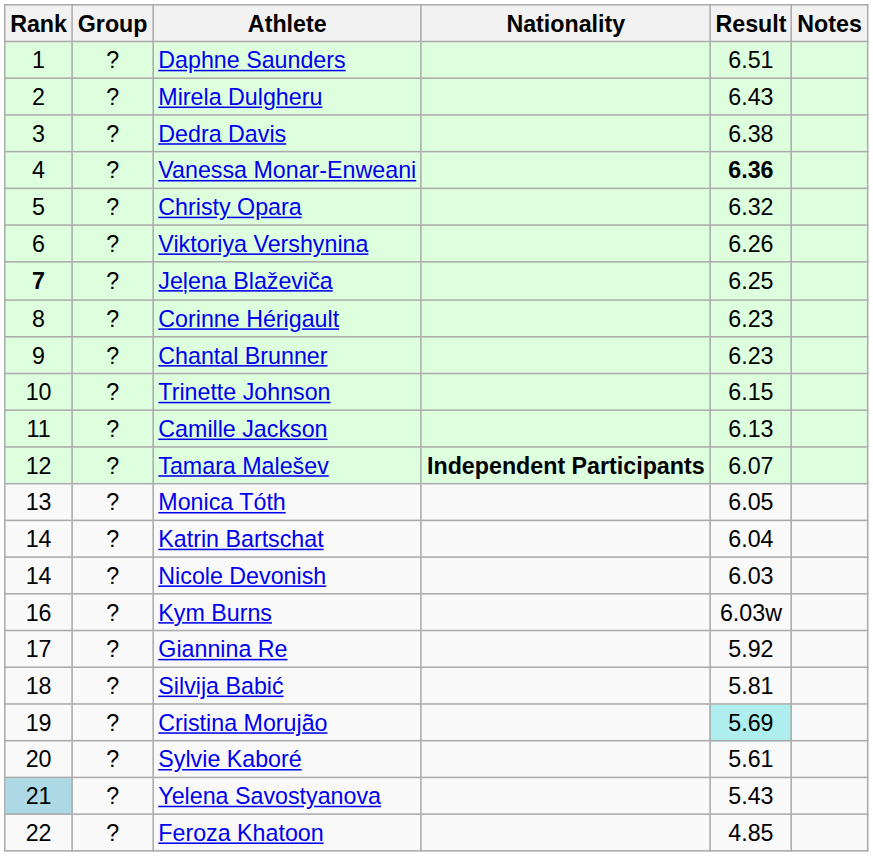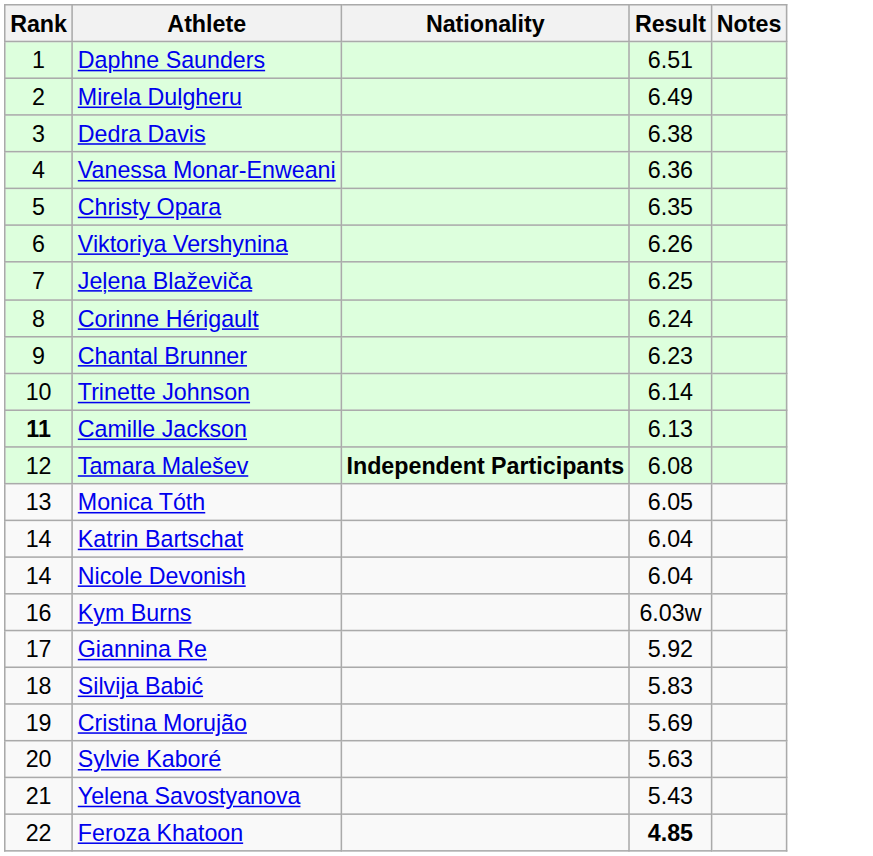- column: (113, 23)
(751, 97) 6.43 -> (670, 97) 6.49
(751, 171) bold -> (670, 171) normal
(751, 207) 6.32 -> (670, 207) 6.35
(39, 281) bold -> (39, 281) normal
(751, 318) 6.23 -> (670, 318) 6.24
(751, 392) 6.15 -> (670, 392) 6.14
(39, 428) normal -> (39, 428) bold
(751, 465) 6.07 -> (670, 465) 6.08
(751, 576) 6.03 -> (670, 576) 6.04
(751, 686) 5.81 -> (670, 686) 5.83
(751, 723) paleturquoise background -> (670, 723) no background
(751, 760) 5.61 -> (670, 760) 5.63
(39, 796) lightblue background -> (39, 796) no background
(751, 833) normal -> (670, 833) bold
